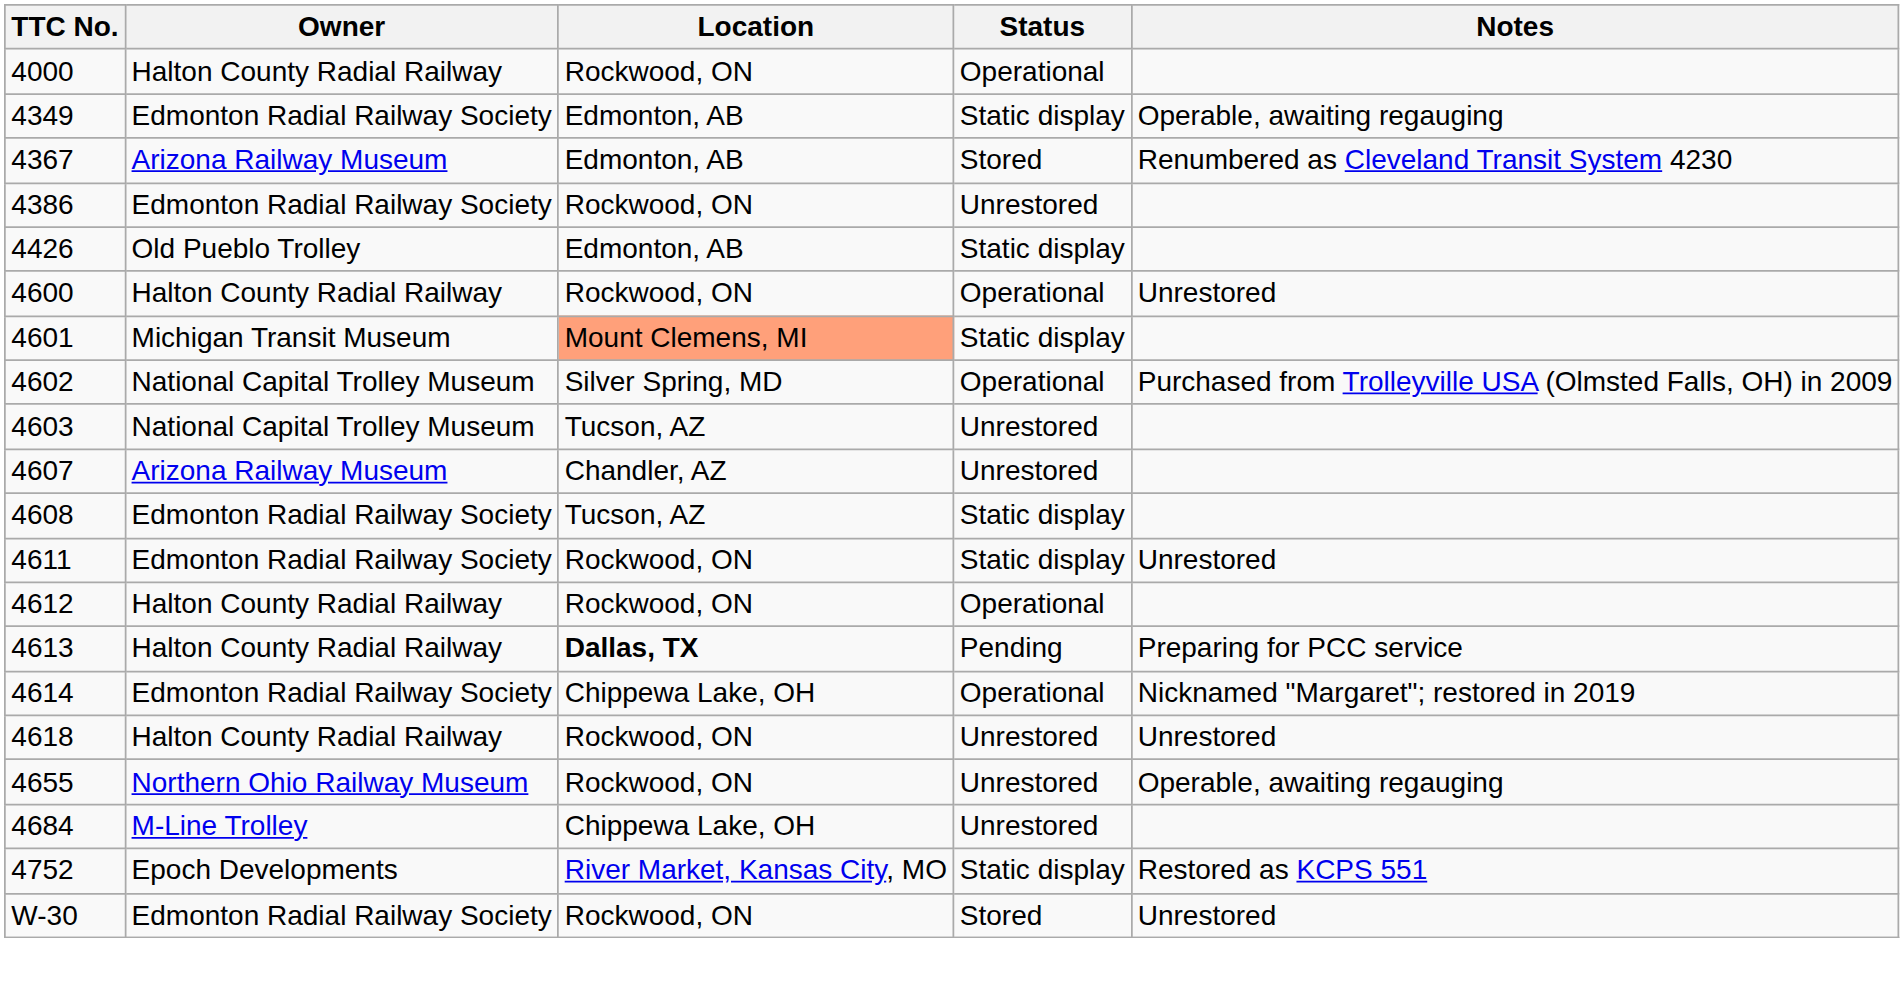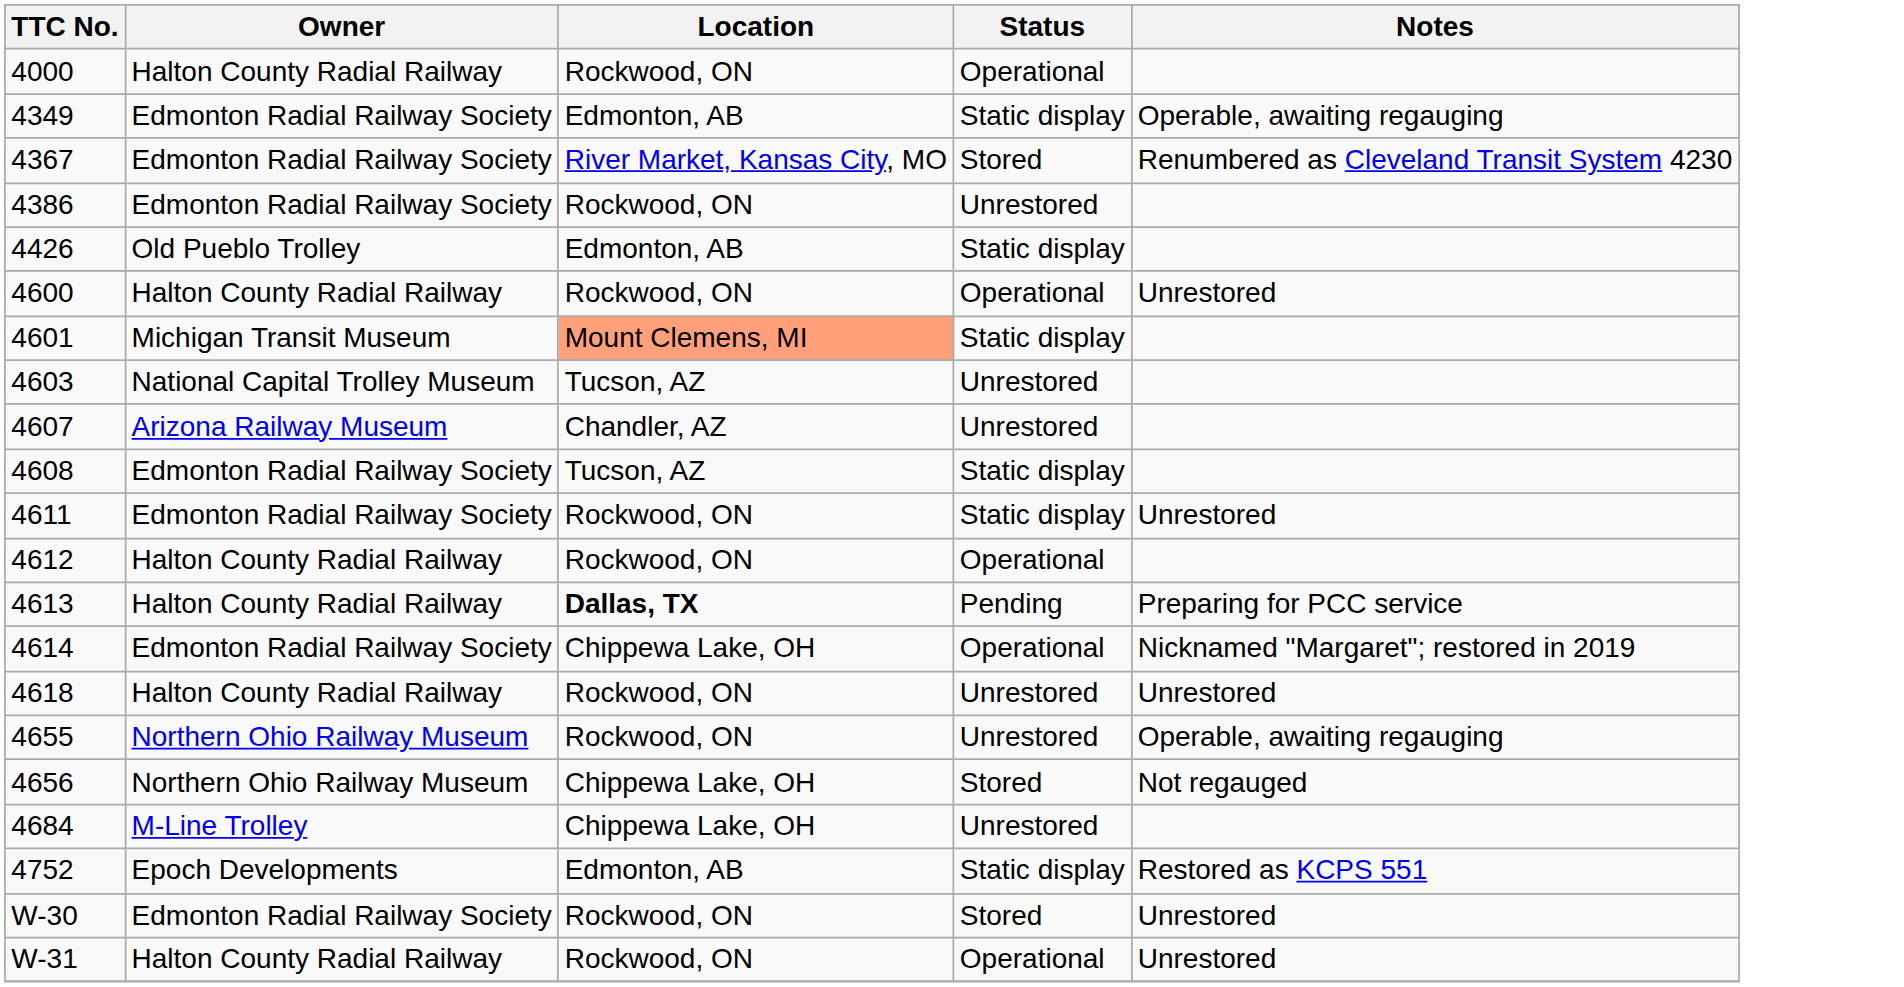(290, 159) Arizona Railway Museum -> (342, 159) Edmonton Radial Railway Society
(654, 159) Edmonton, AB -> (756, 159) River Market, Kansas City, MO
- row: (42, 381)
+ row: (42, 781)
(756, 870) River Market, Kansas City, MO -> (654, 870) Edmonton, AB
+ row: (45, 959)
